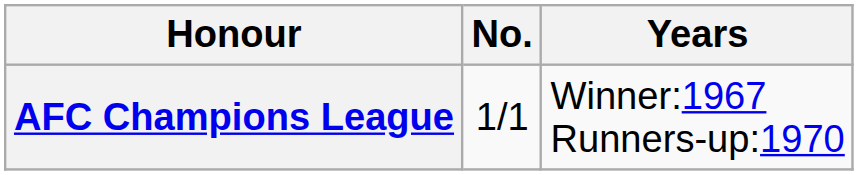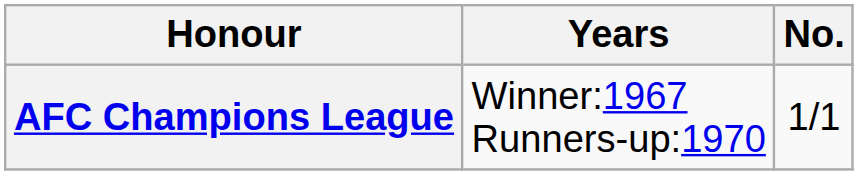columns swapped: (502, 34) <-> (698, 34)
